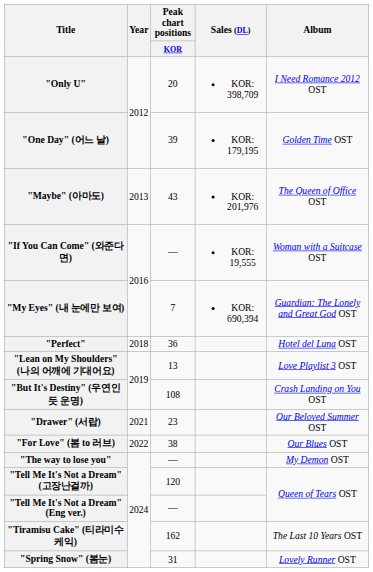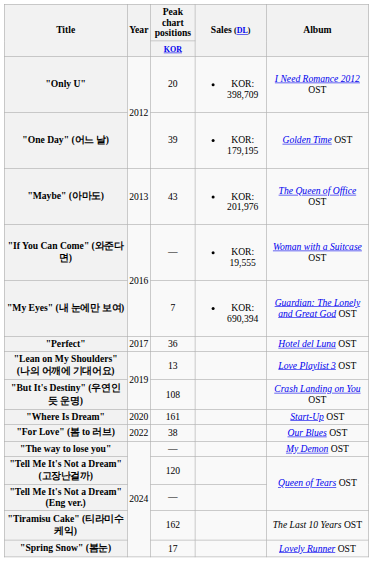(139, 344) 2018 -> (139, 344) 2017
+ row: (66, 416)
- row: (66, 422)
(173, 559) 31 -> (173, 548) 17
